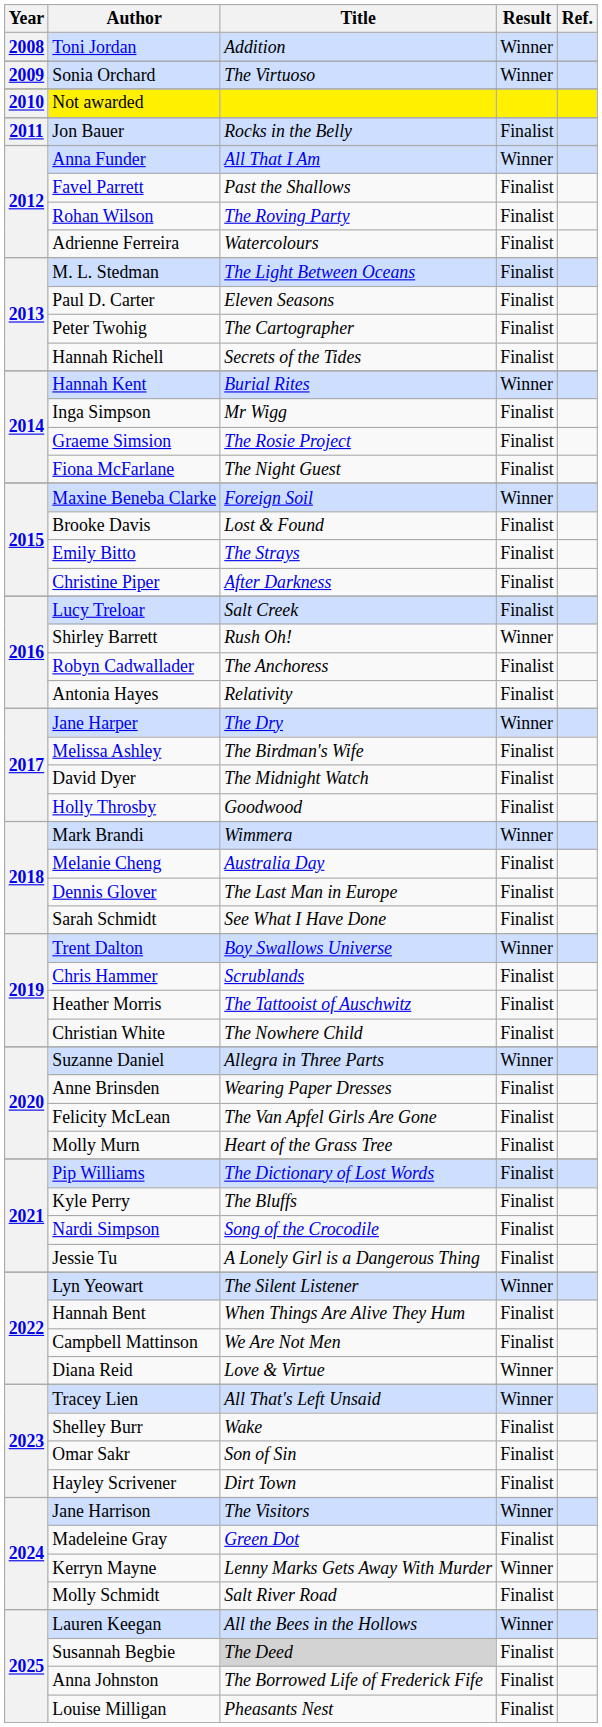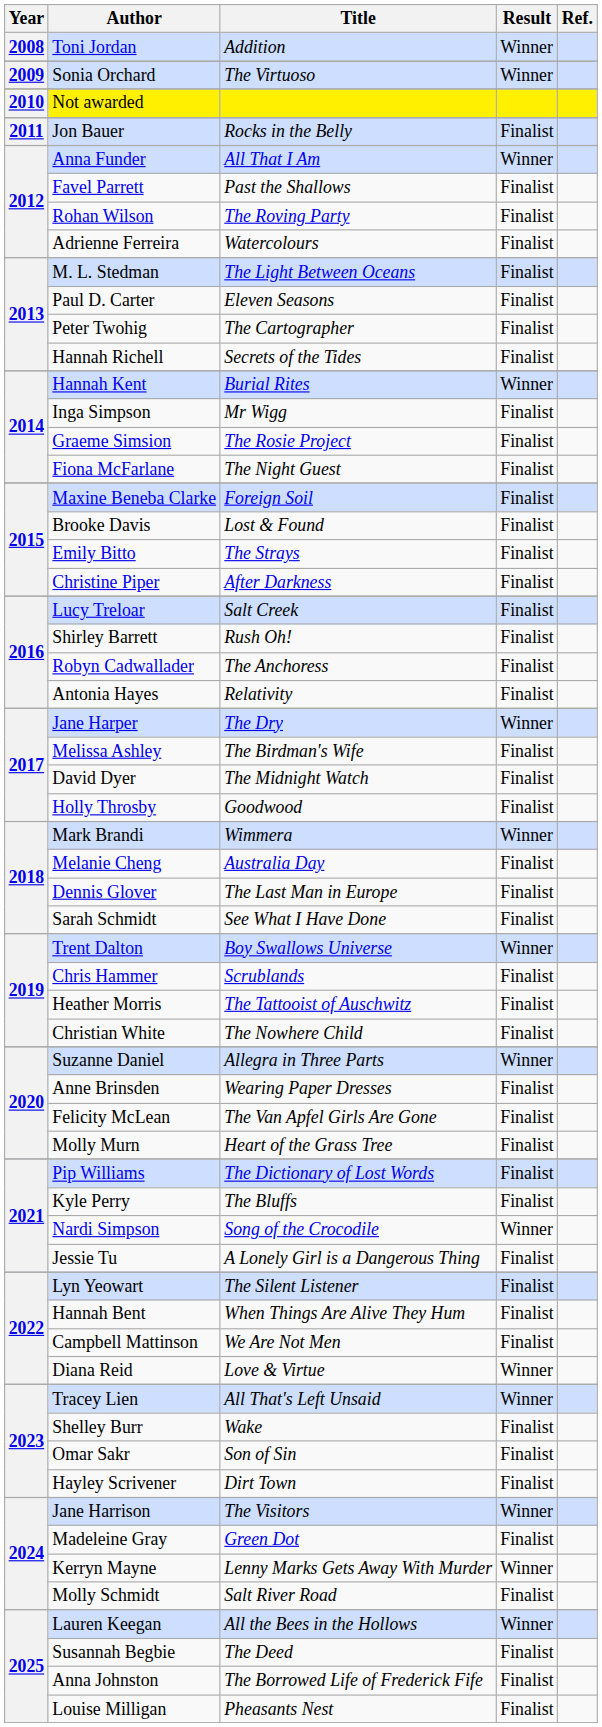(527, 497) Winner -> (527, 497) Finalist
(527, 638) Winner -> (527, 638) Finalist
(527, 1229) Finalist -> (527, 1229) Winner
(527, 1286) Winner -> (527, 1286) Finalist
(259, 1652) lightgrey background -> (259, 1652) no background
